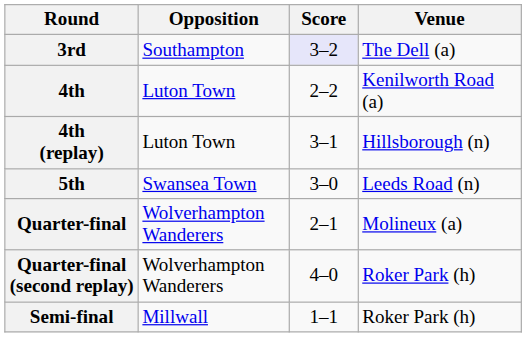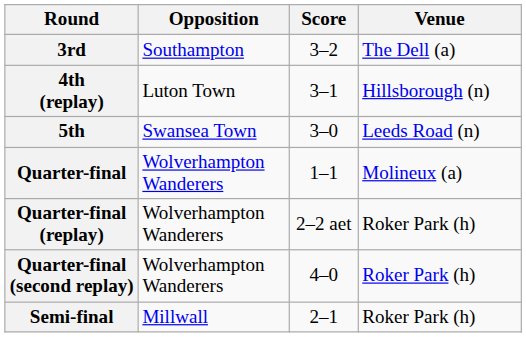(324, 49) lavender background -> (324, 49) no background
- row: (72, 90)
(324, 224) 2–1 -> (324, 172) 1–1
+ row: (72, 224)
(324, 316) 1–1 -> (324, 316) 2–1
